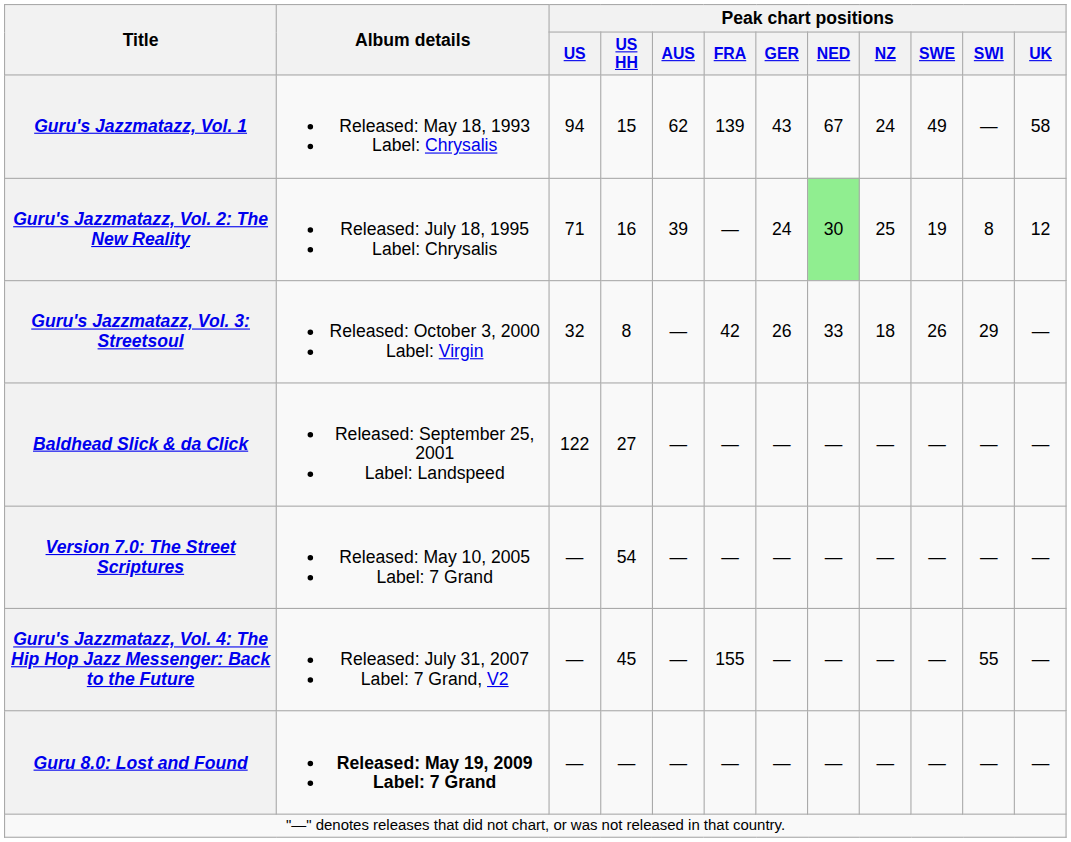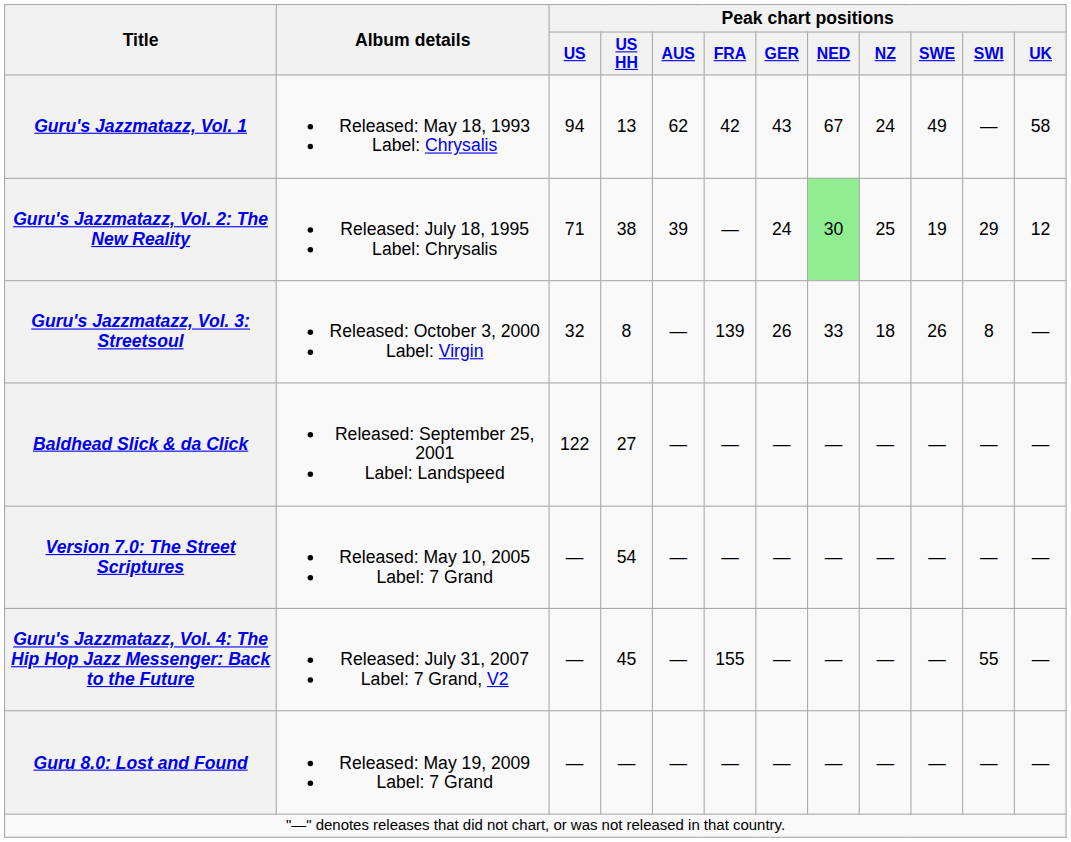(626, 126) 15 -> (626, 126) 13
(730, 126) 139 -> (730, 126) 42
(626, 229) 16 -> (626, 229) 38
(989, 229) 8 -> (989, 229) 29
(730, 331) 42 -> (730, 331) 139
(989, 331) 29 -> (989, 331) 8
(413, 772) bold -> (413, 772) normal
